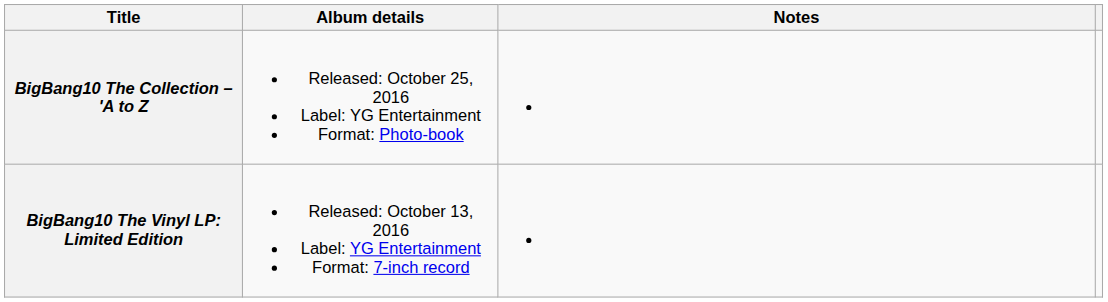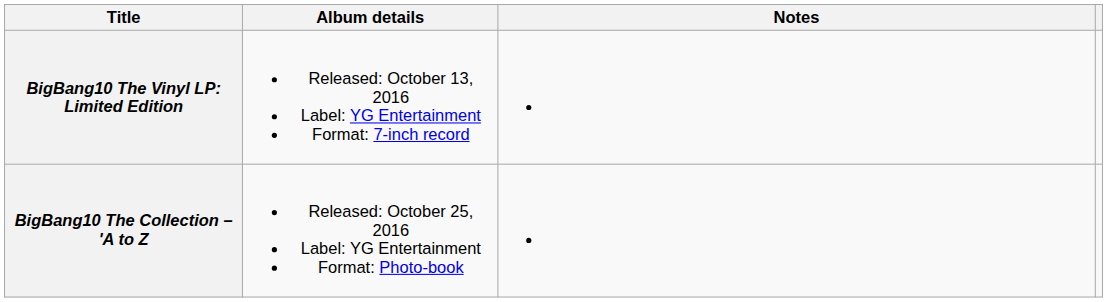rows swapped: (124, 230) <-> (124, 97)
